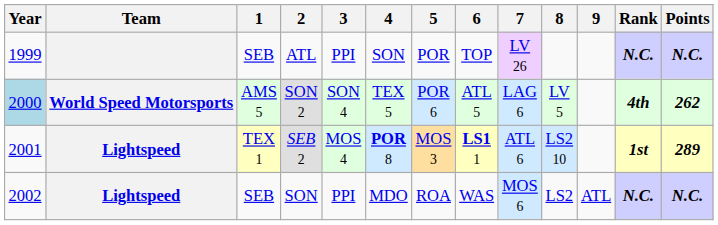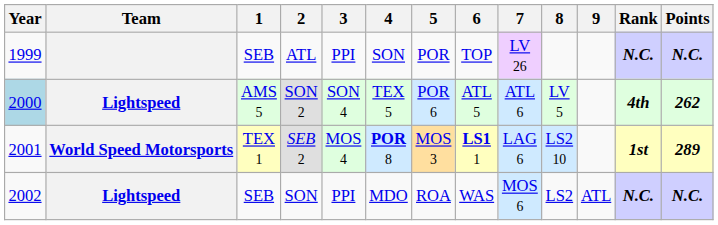(141, 102) World Speed Motorsports -> (141, 102) Lightspeed
(520, 102) LAG 6 -> (520, 102) ATL 6
(141, 149) Lightspeed -> (141, 149) World Speed Motorsports
(520, 149) ATL 6 -> (520, 149) LAG 6
